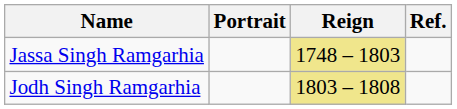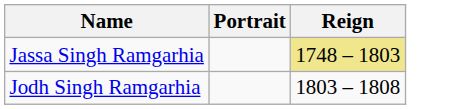- column: (428, 21)
(348, 87) khaki background -> (348, 87) no background
